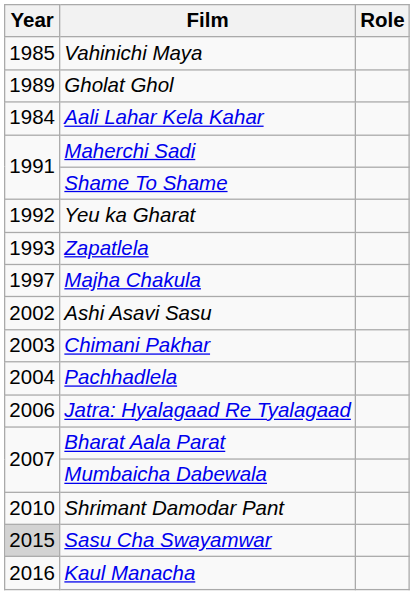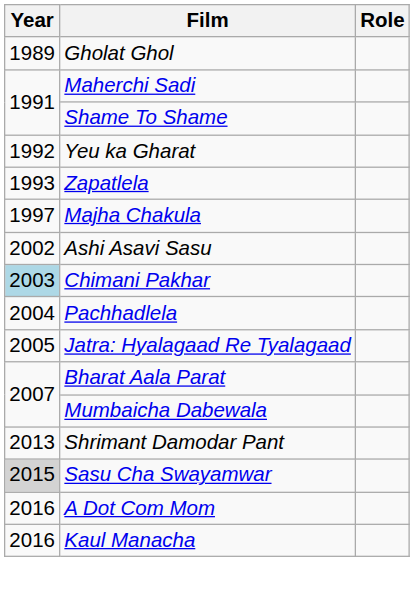- row: (133, 53)
- row: (164, 118)
(32, 345) no background -> (32, 280) lightblue background
(32, 410) 2006 -> (32, 345) 2005
(32, 507) 2010 -> (32, 442) 2013
+ row: (140, 507)
